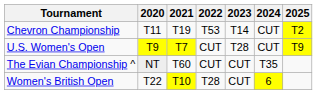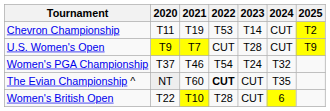+ row: (78, 64)
(210, 64) normal -> (223, 81) bold
